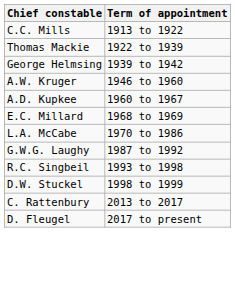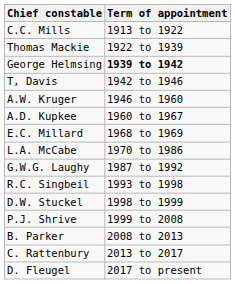(145, 64) normal -> (145, 64) bold
+ row: (32, 82)
+ row: (42, 219)
+ row: (35, 236)
